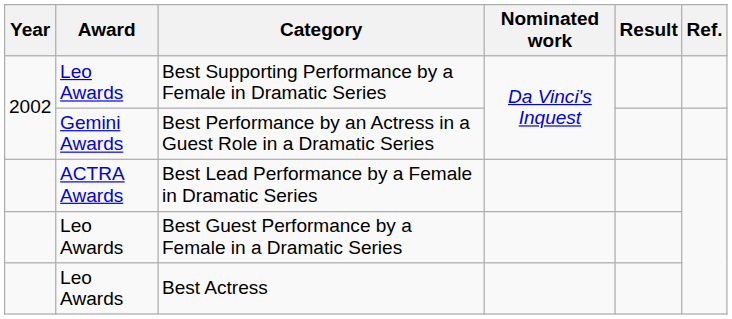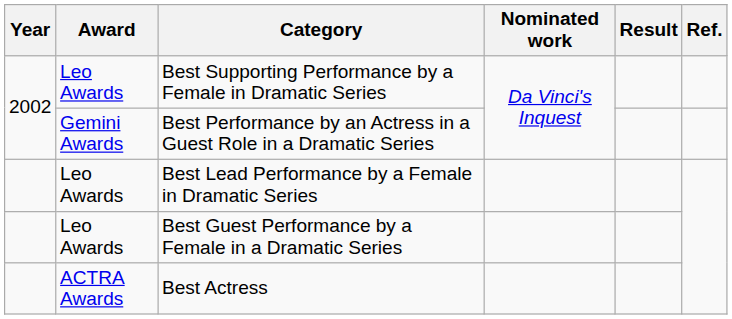(92, 185) ACTRA Awards -> (92, 185) Leo Awards
(92, 288) Leo Awards -> (92, 288) ACTRA Awards
